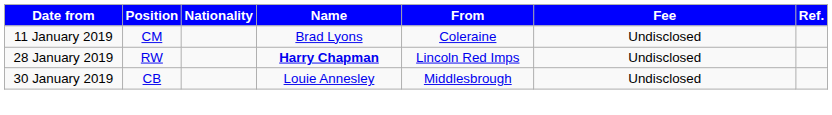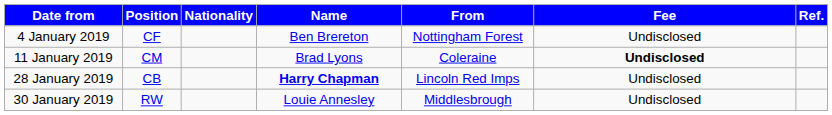+ row: (63, 37)
(665, 37) normal -> (665, 58) bold
(152, 58) RW -> (152, 79) CB
(152, 79) CB -> (152, 100) RW
